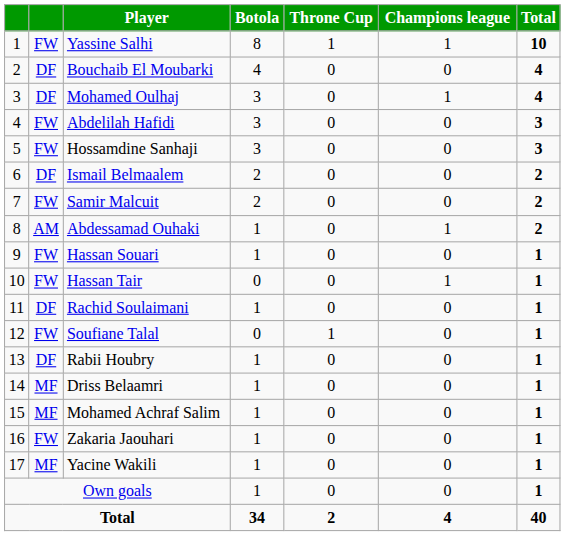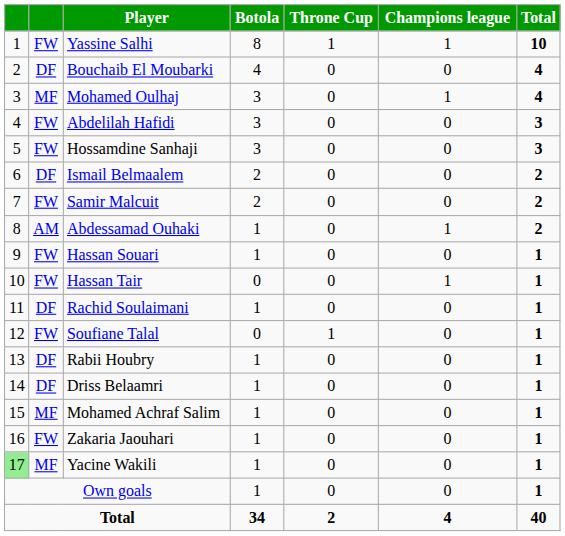(46, 96) DF -> (46, 96) MF
(46, 386) MF -> (46, 386) DF
(17, 465) no background -> (17, 465) lightgreen background
